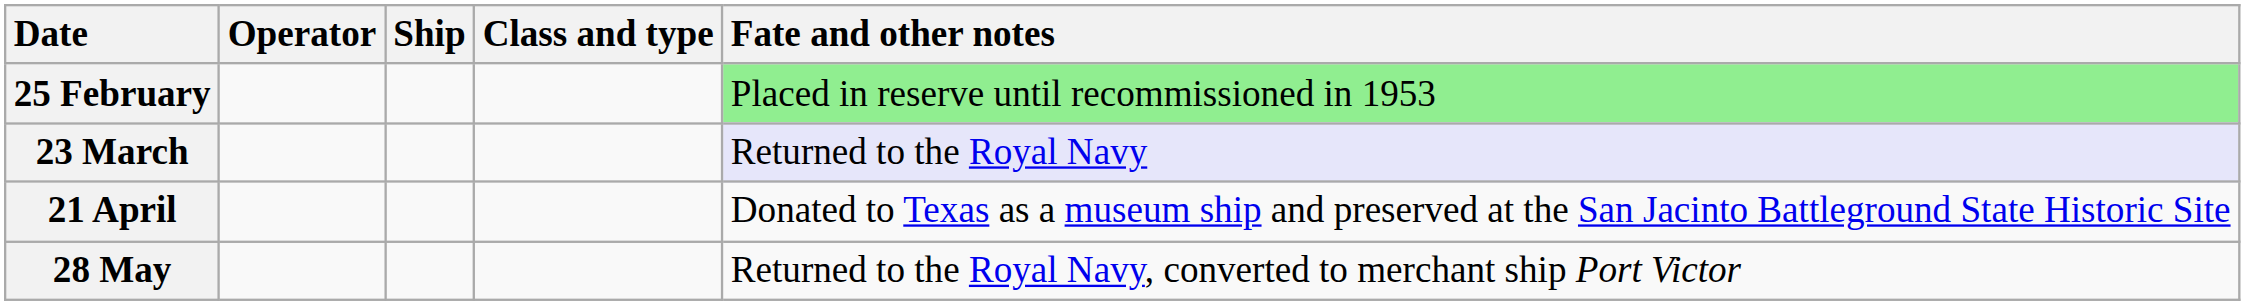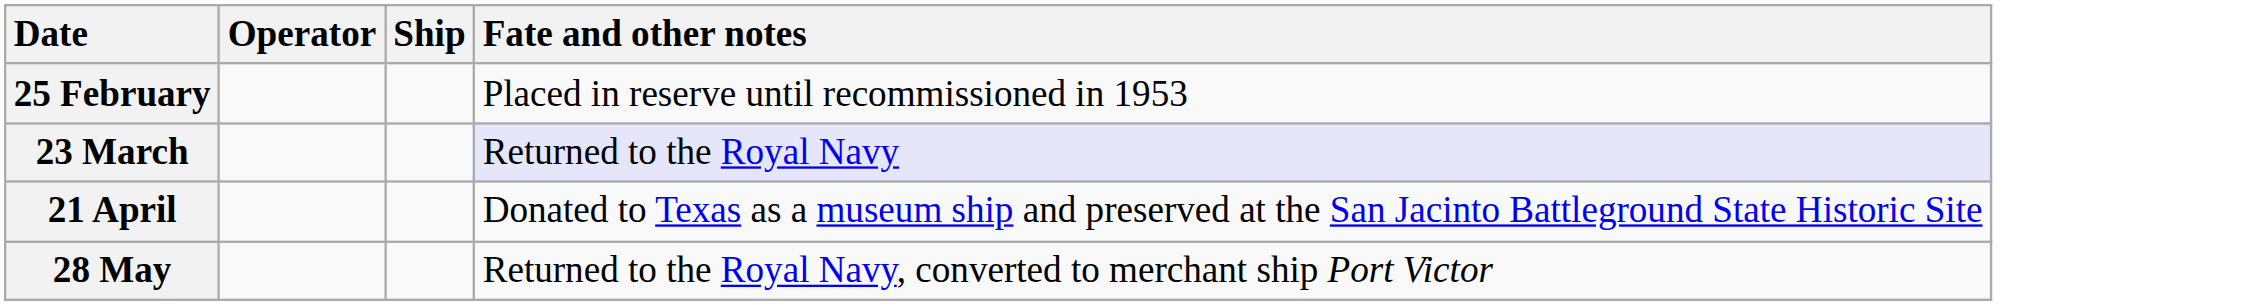- column: (598, 33)
(1083, 92) lightgreen background -> (835, 92) no background
